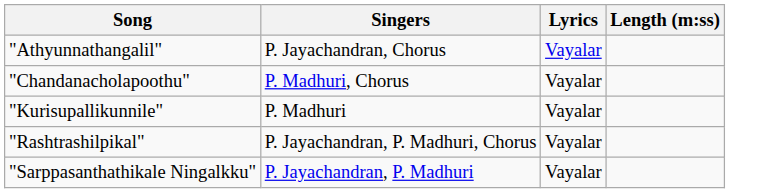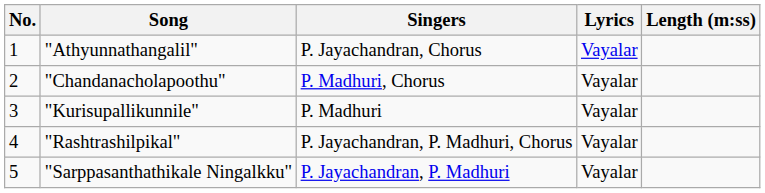+ column: (23, 19)
